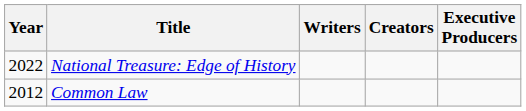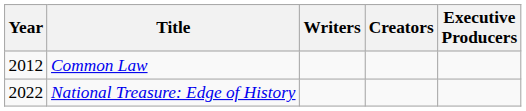rows swapped: (99, 92) <-> (173, 65)
